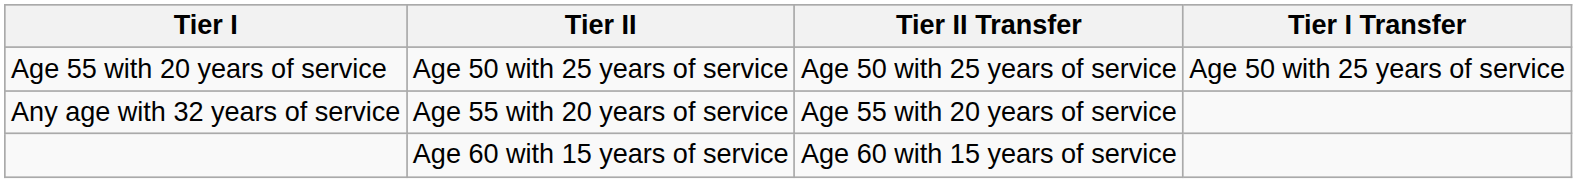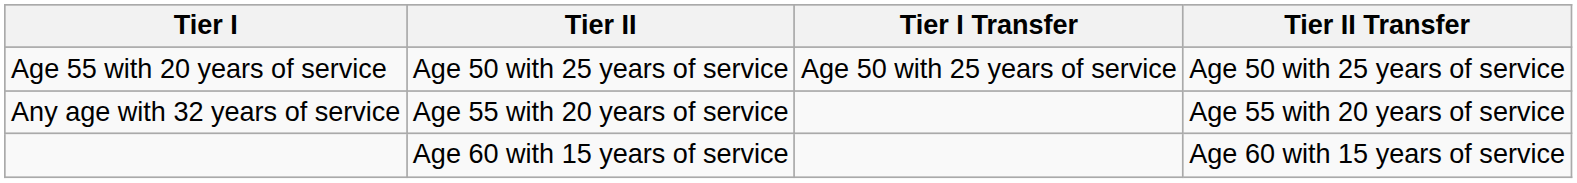columns swapped: (1377, 25) <-> (989, 25)
